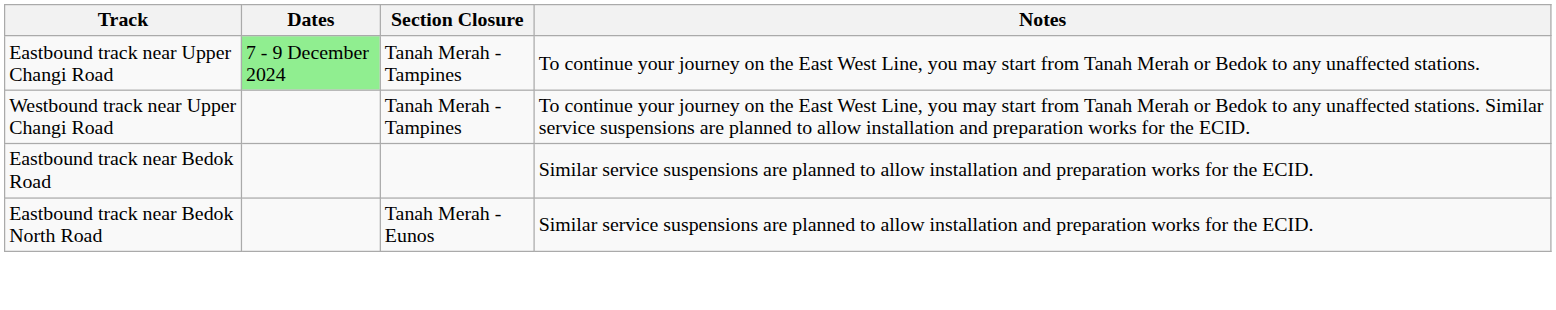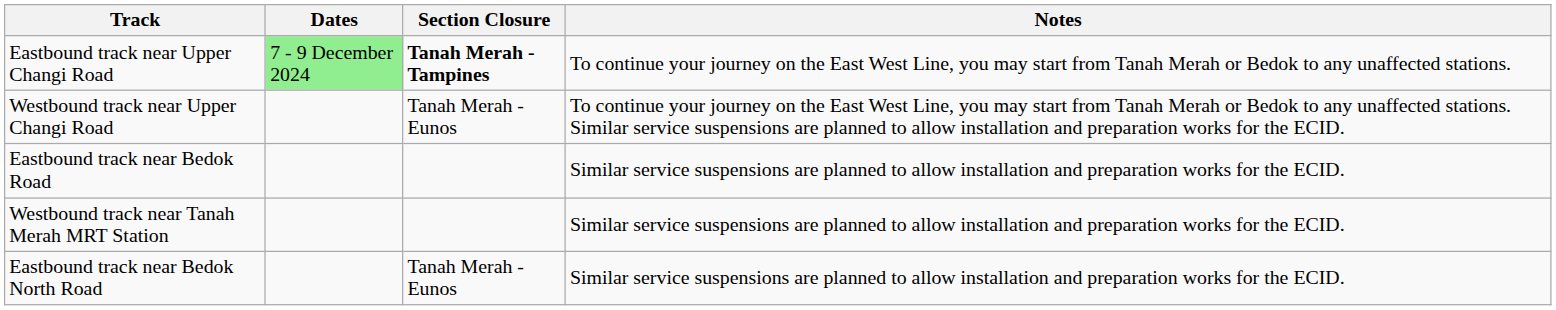(443, 62) normal -> (471, 62) bold
(443, 116) Tanah Merah - Tampines -> (466, 116) Tanah Merah - Eunos
+ row: (122, 224)
